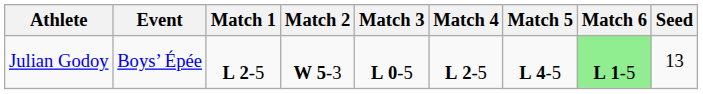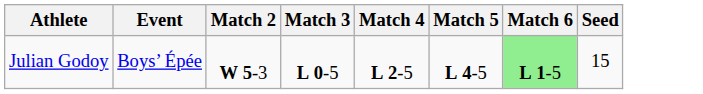- column: (243, 20)
(674, 61) 13 -> (600, 61) 15
